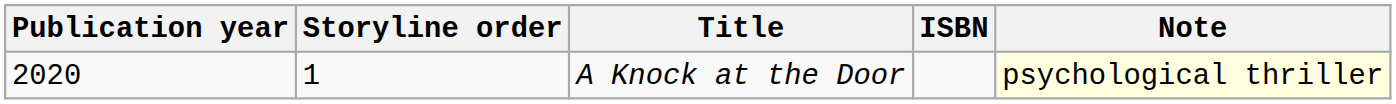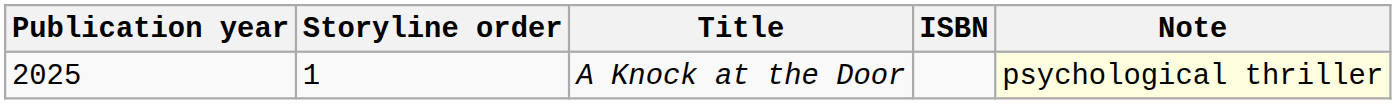(47, 76) 2020 -> (47, 76) 2025
